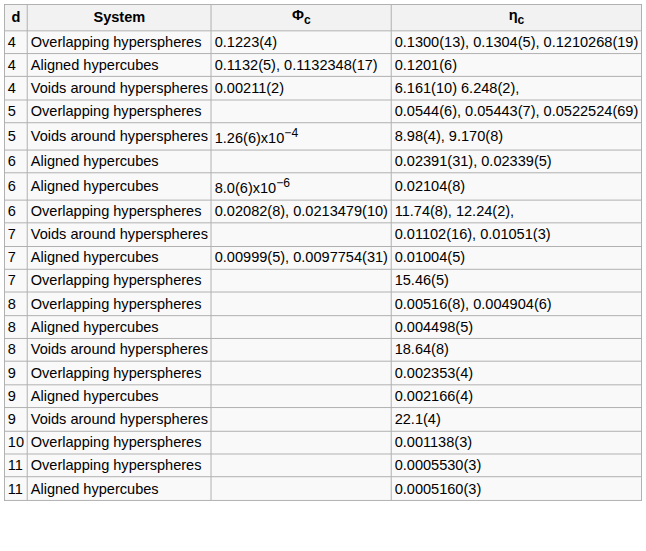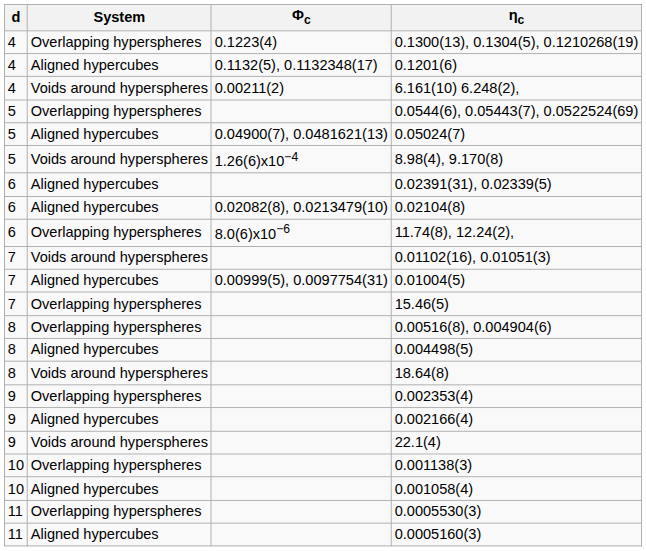+ row: (430, 134)
(252, 186) 8.0(6)x10−6 -> (301, 207) 0.02082(8), 0.0213479(10)
(301, 211) 0.02082(8), 0.0213479(10) -> (252, 232) 8.0(6)x10−6
+ row: (434, 488)
